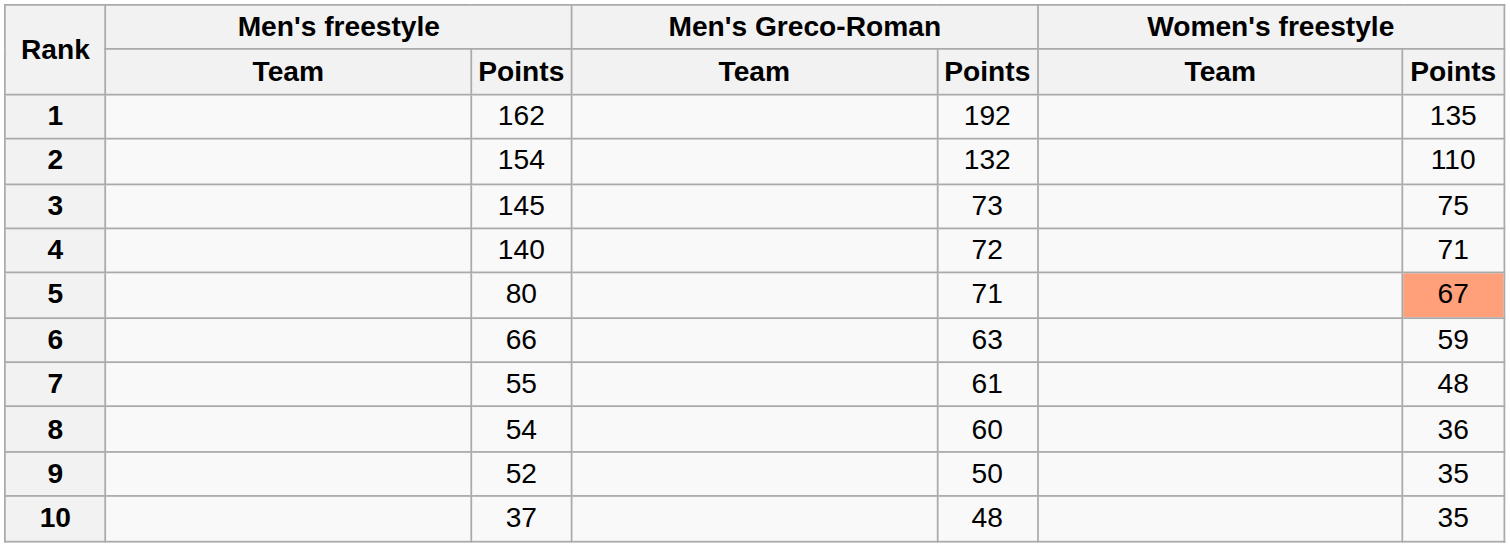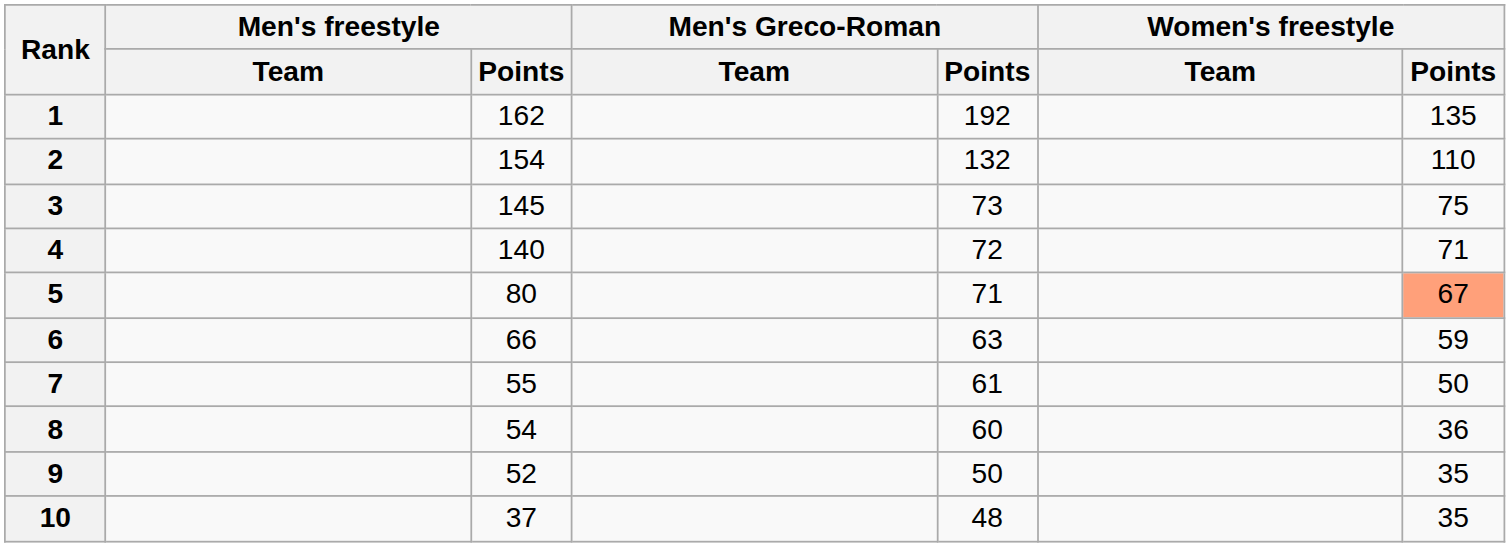(1453, 384) 48 -> (1453, 384) 50
